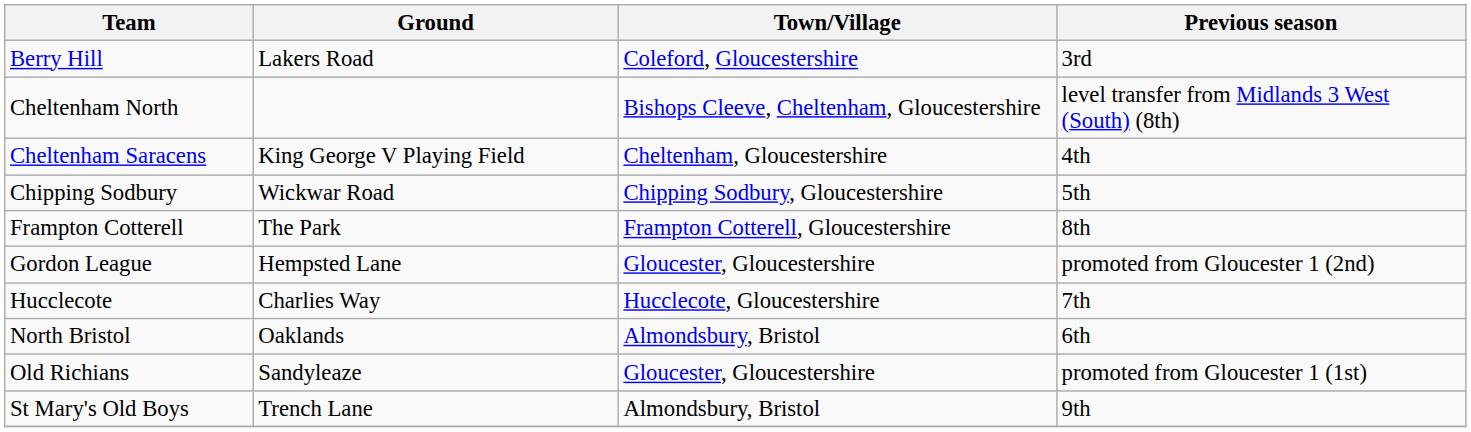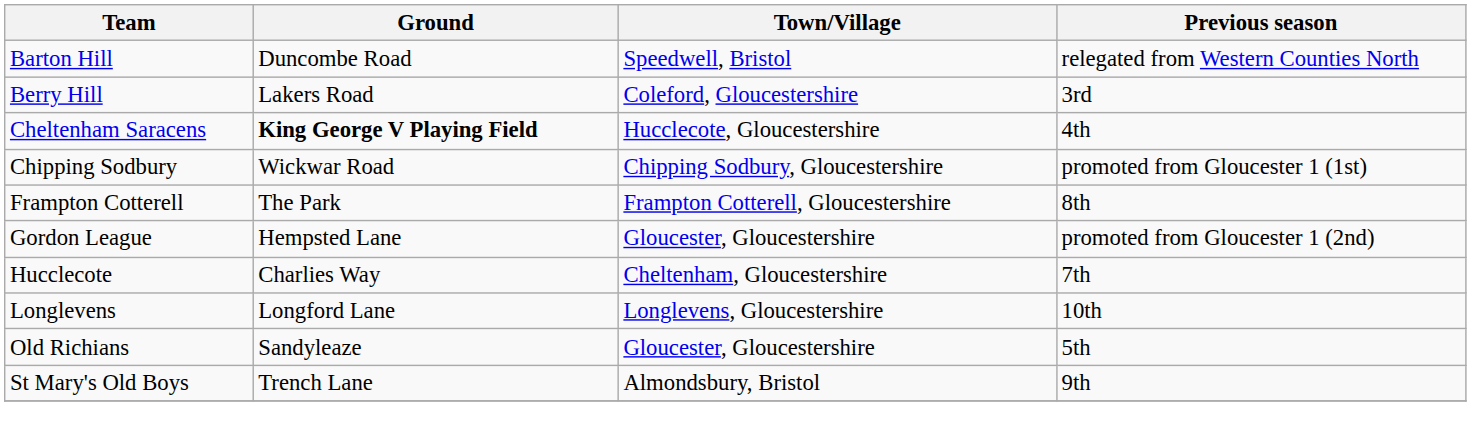+ row: (61, 58)
- row: (94, 107)
(391, 156) normal -> (398, 130) bold
(755, 156) Cheltenham, Gloucestershire -> (751, 130) Hucclecote, Gloucestershire
(1076, 192) 5th -> (1214, 166) promoted from Gloucester 1 (1st)
(751, 300) Hucclecote, Gloucestershire -> (755, 274) Cheltenham, Gloucestershire
+ row: (63, 310)
- row: (70, 336)
(1214, 372) promoted from Gloucester 1 (1st) -> (1076, 346) 5th
